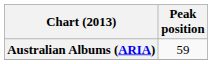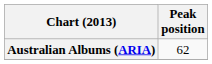(183, 49) 59 -> (183, 49) 62
